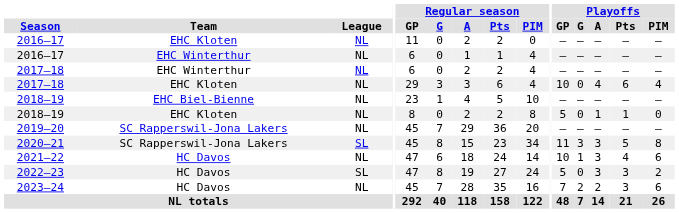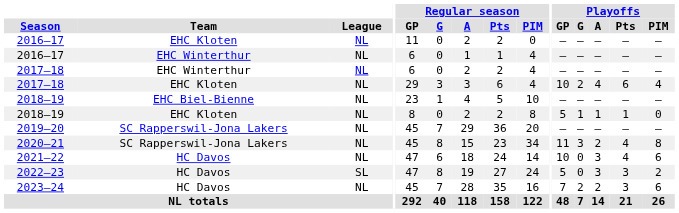(580, 84) 0 -> (580, 84) 2
(580, 114) 0 -> (580, 114) 1
(362, 143) SL -> (362, 143) NL
(598, 143) 3 -> (598, 143) 2
(626, 143) 5 -> (626, 143) 4
(580, 158) 1 -> (580, 158) 0
